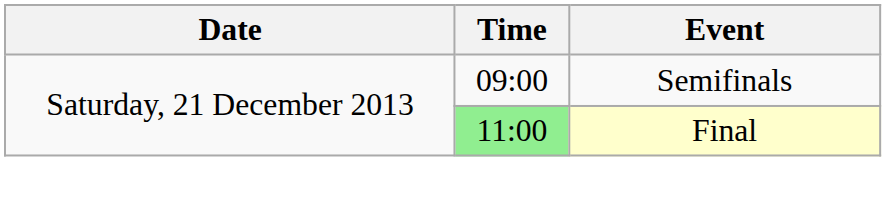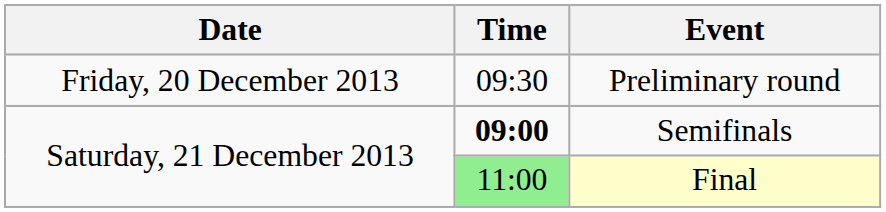+ row: (725, 79)
(512, 79) normal -> (512, 130) bold
